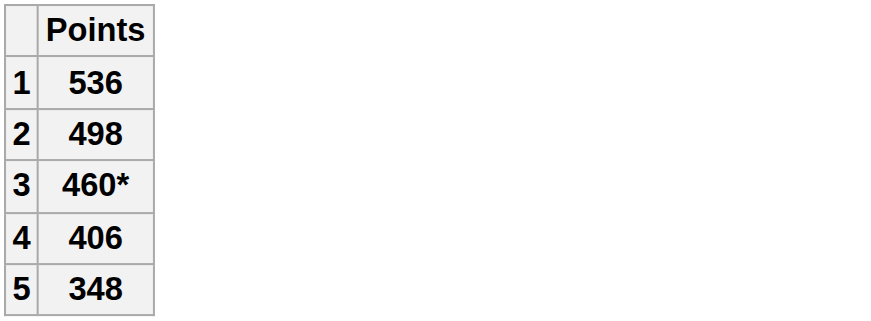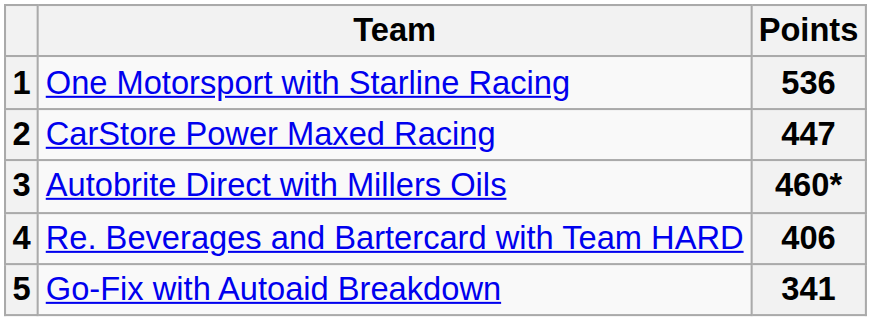+ column: (395, 30)
(96, 133) 498 -> (809, 133) 447
(96, 289) 348 -> (809, 289) 341
